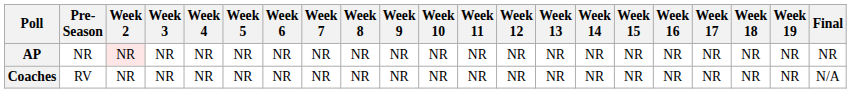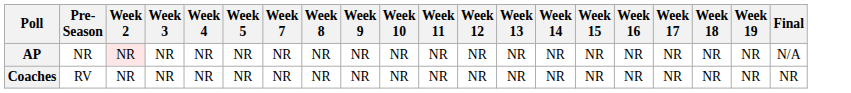- column: (282, 24)
(828, 54) NR -> (789, 54) N/A
(828, 77) N/A -> (789, 77) NR
